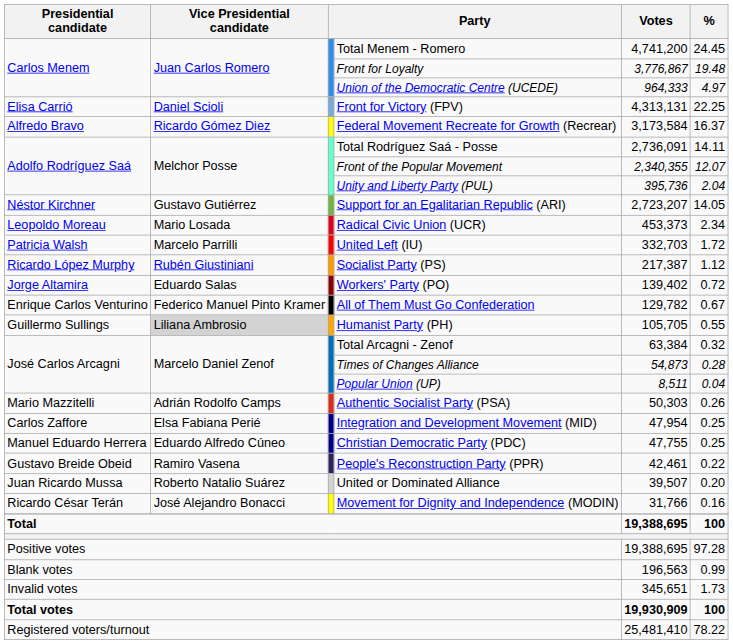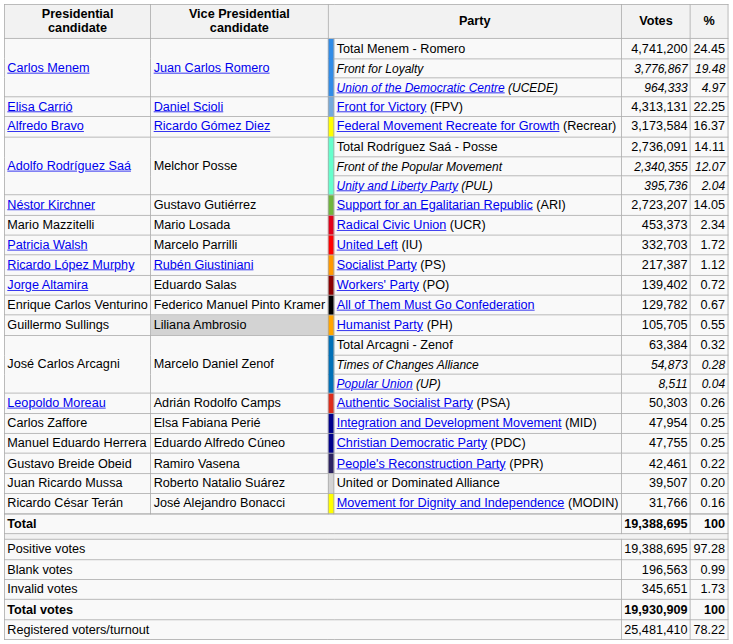(57, 225) Leopoldo Moreau -> (51, 225) Mario Mazzitelli
(51, 403) Mario Mazzitelli -> (57, 403) Leopoldo Moreau
